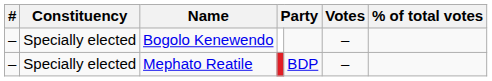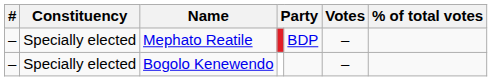rows swapped: (208, 40) <-> (198, 64)
